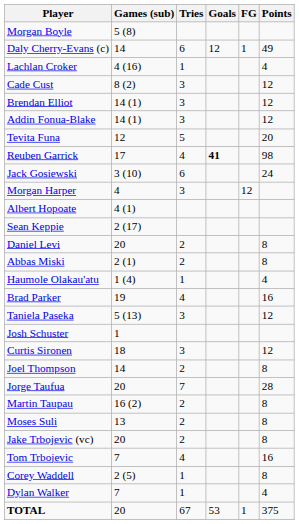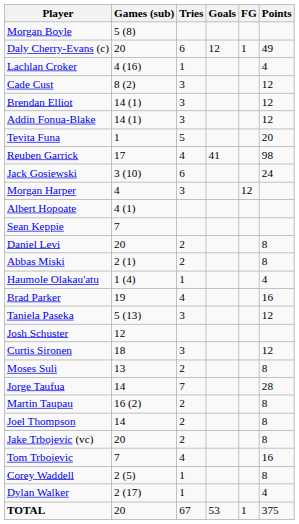(120, 48) 14 -> (120, 48) 20
(120, 137) 12 -> (117, 137) 1
(214, 155) bold -> (214, 155) normal
(128, 226) 2 (17) -> (117, 226) 7
(117, 333) 1 -> (120, 333) 12
rows swapped: (32, 421) <-> (41, 368)
(120, 386) 20 -> (120, 386) 14
(117, 492) 7 -> (128, 492) 2 (17)
